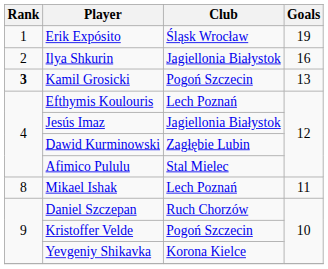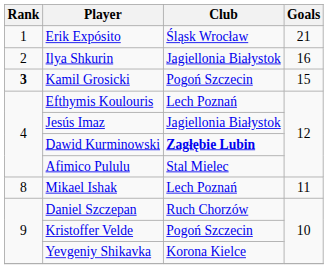(304, 36) 19 -> (304, 36) 21
(304, 79) 13 -> (304, 79) 15
(208, 144) normal -> (211, 144) bold
